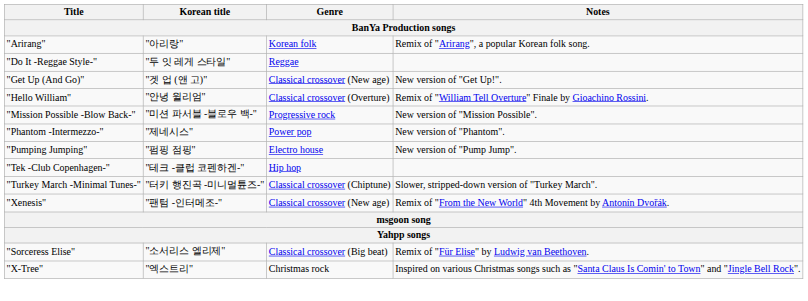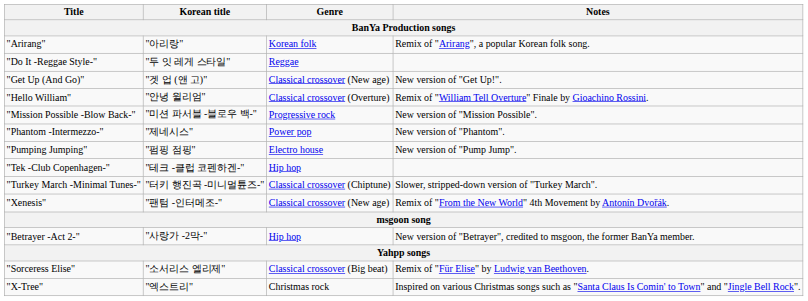+ row: (43, 236)
